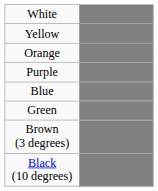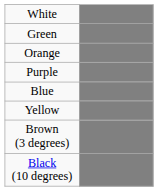rows swapped: (42, 33) <-> (42, 110)
